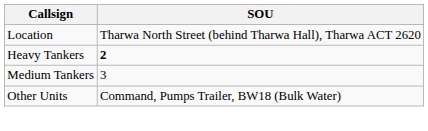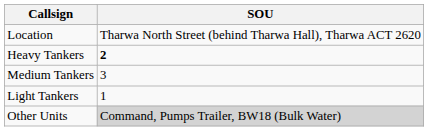+ row: (43, 95)
(220, 95) no background -> (220, 116) lightgrey background
